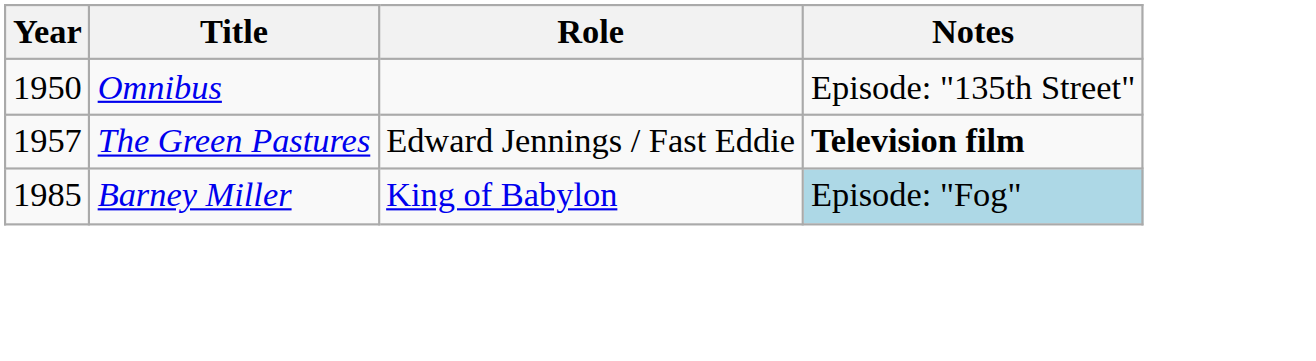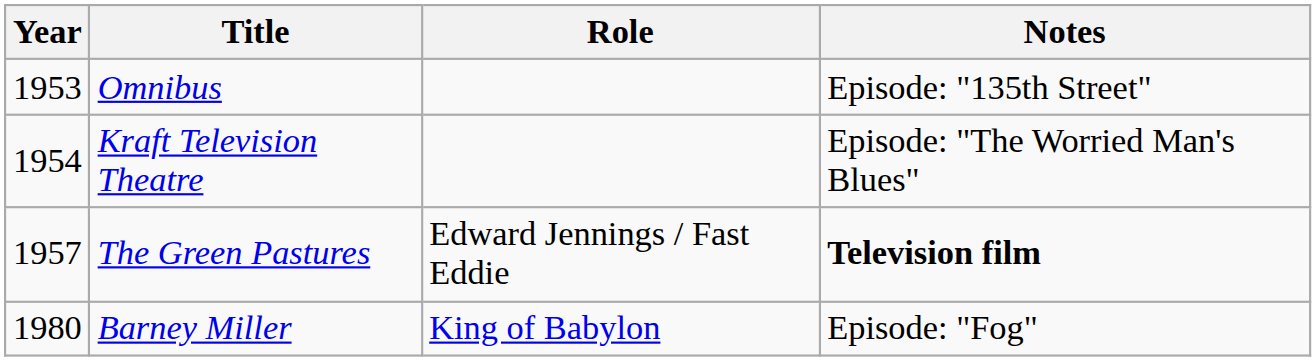(47, 86) 1950 -> (47, 86) 1953
+ row: (207, 160)
(47, 195) 1985 -> (47, 327) 1980
(916, 195) lightblue background -> (933, 327) no background
